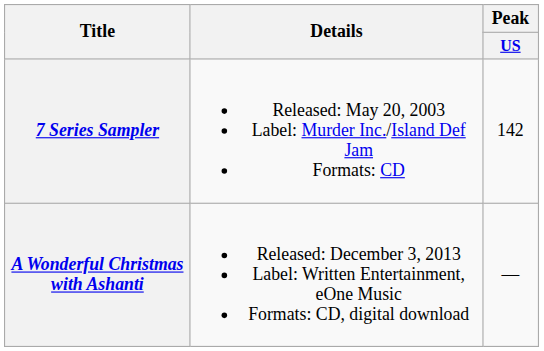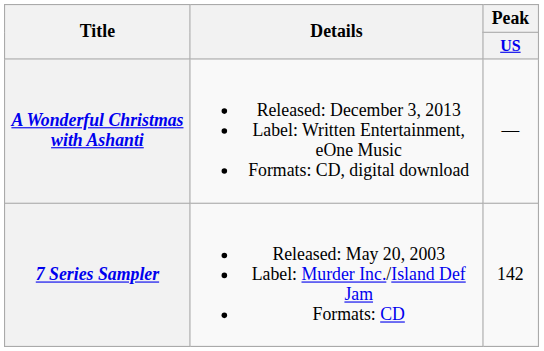rows swapped: (97, 130) <-> (97, 274)
